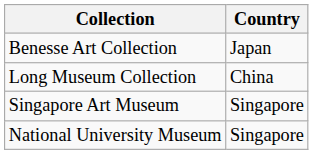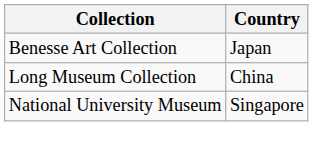- row: (94, 105)
